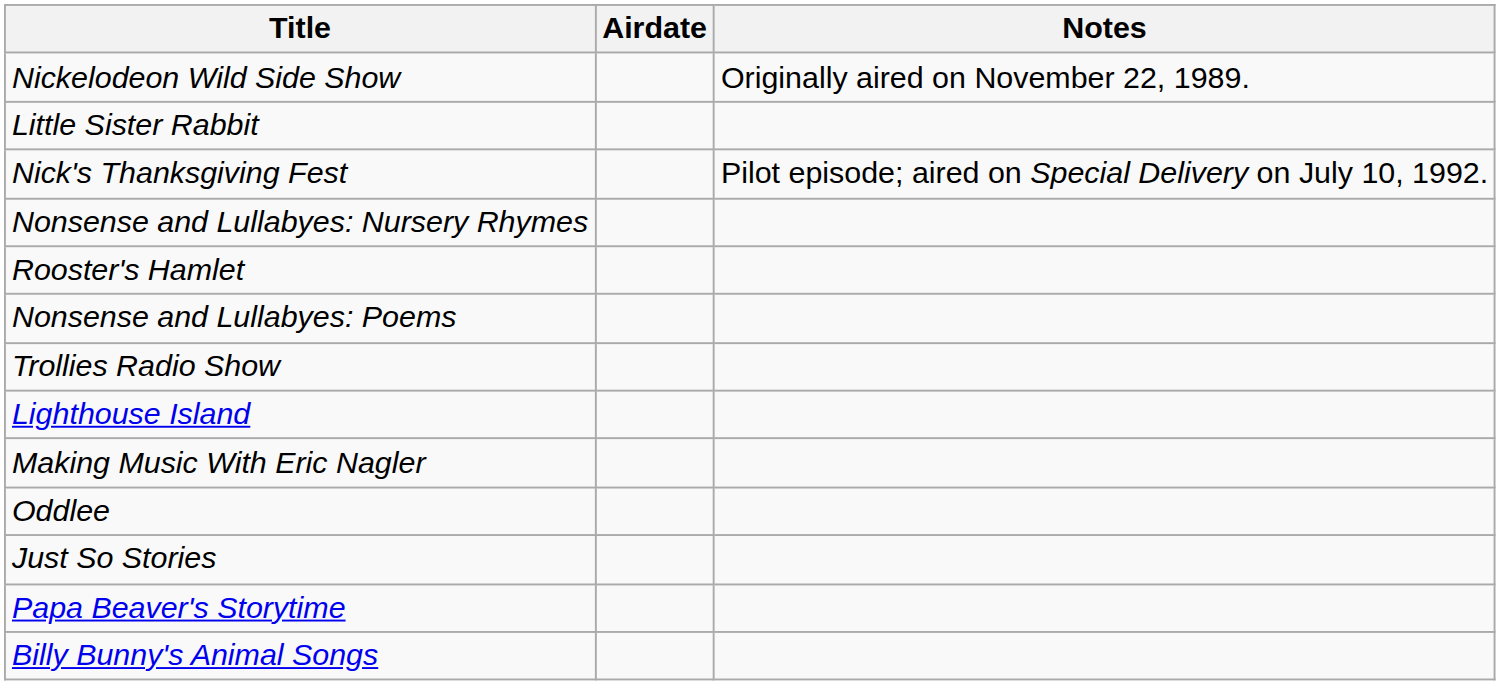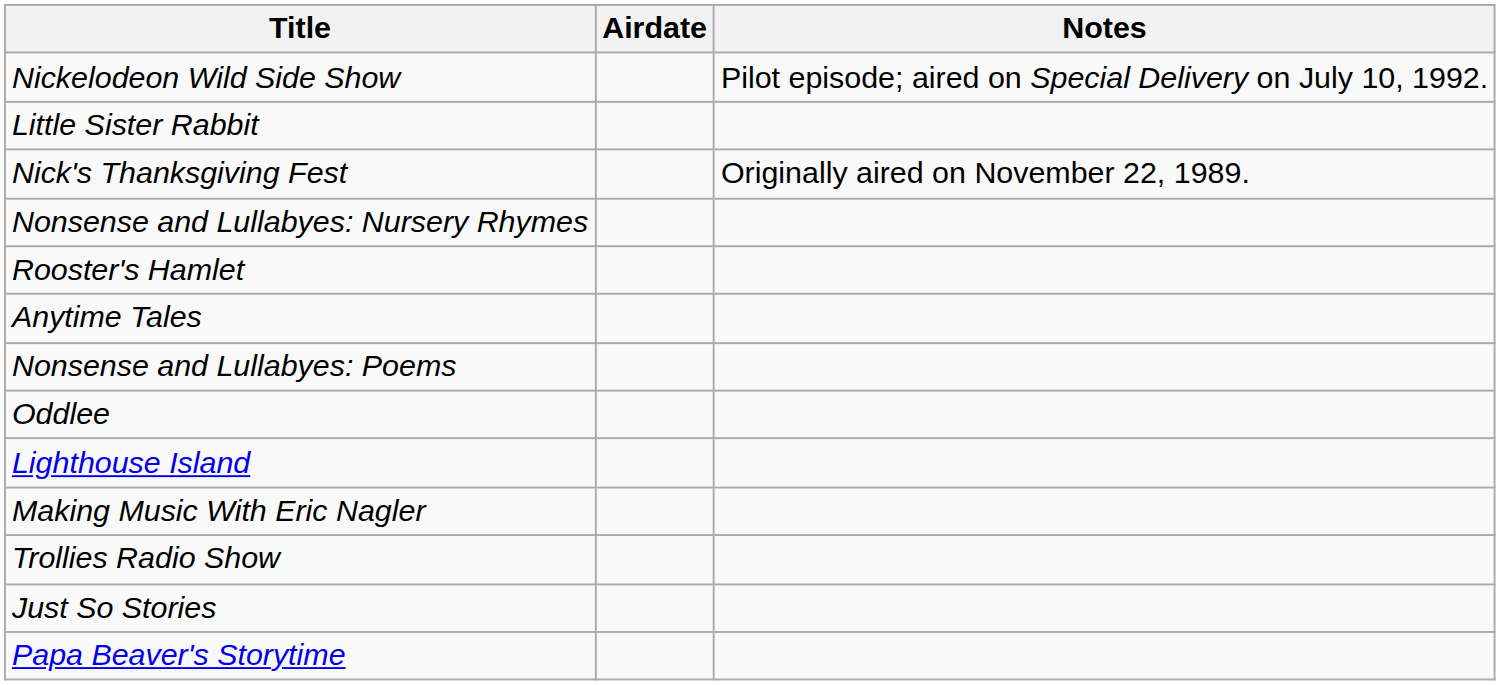(985, 76) Originally aired on November 22, 1989. -> (1105, 76) Pilot episode; aired on Special Delivery on July 10, 1992.
(1105, 173) Pilot episode; aired on Special Delivery on July 10, 1992. -> (985, 173) Originally aired on November 22, 1989.
+ row: (107, 317)
rows swapped: (146, 366) <-> (61, 510)
- row: (195, 655)
